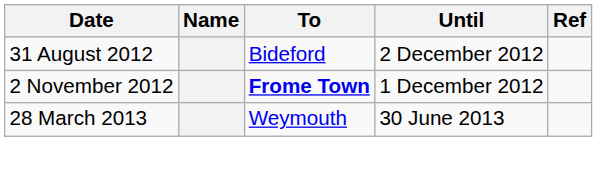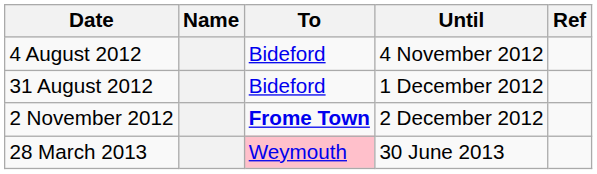+ row: (75, 53)
(461, 53) 2 December 2012 -> (461, 86) 1 December 2012
(461, 86) 1 December 2012 -> (461, 119) 2 December 2012
(298, 119) no background -> (298, 151) pink background
